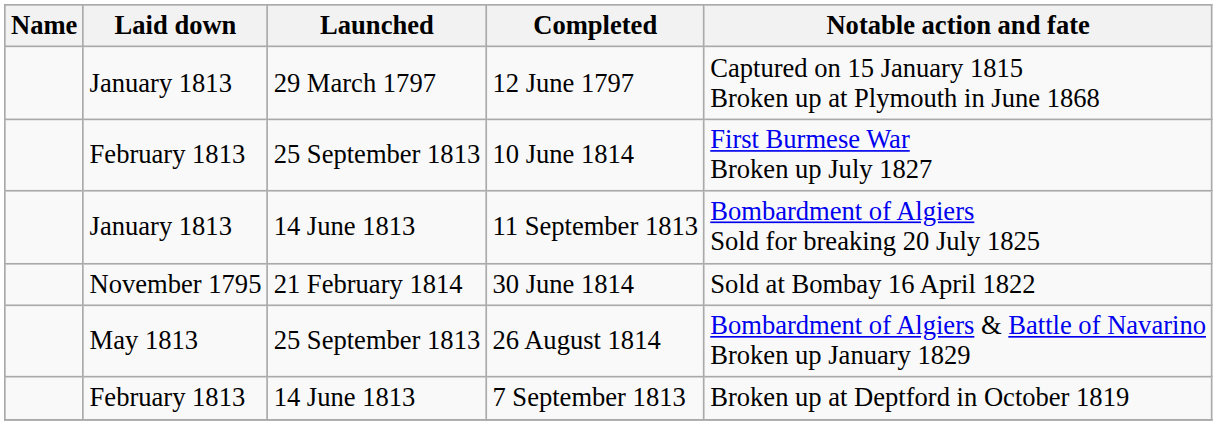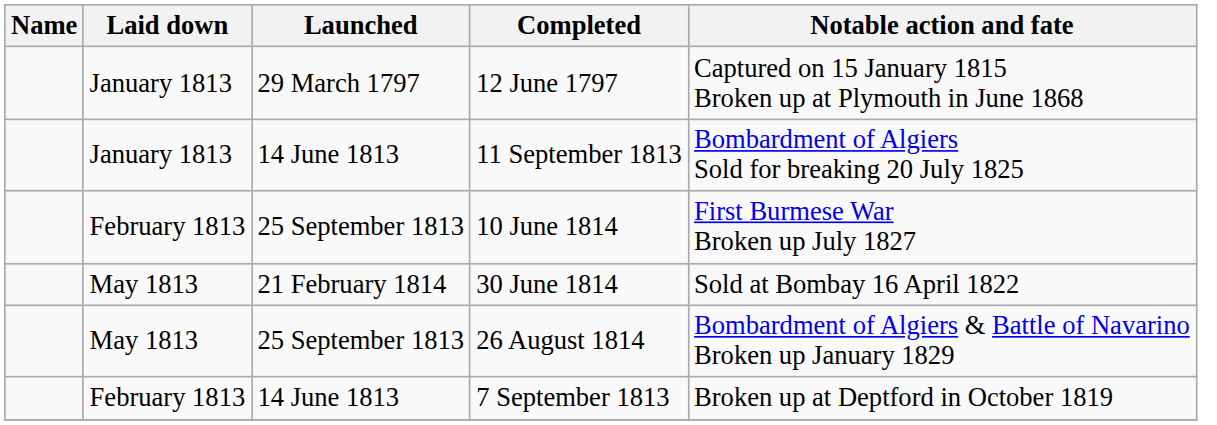rows swapped: (595, 226) <-> (563, 154)
(175, 283) November 1795 -> (144, 283) May 1813
